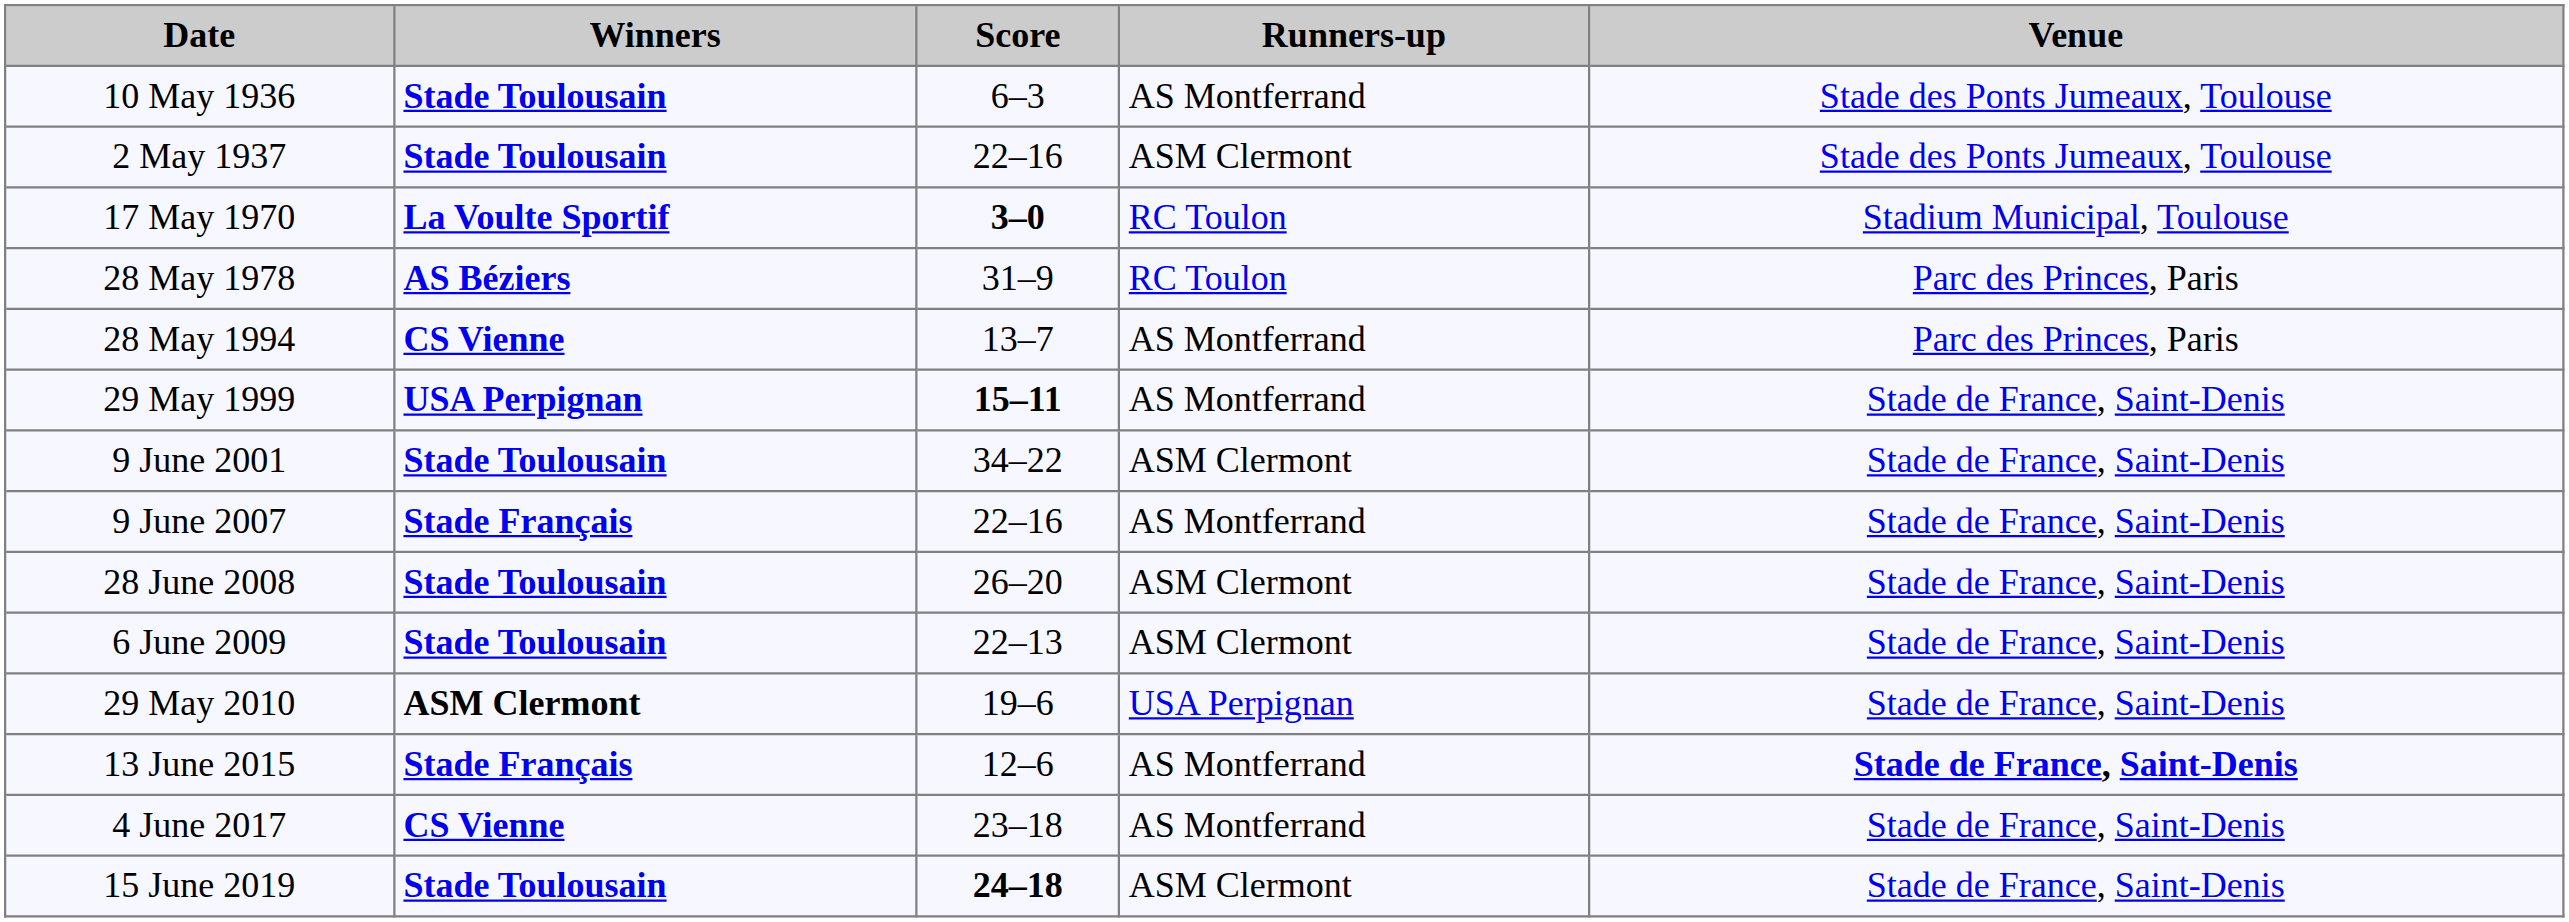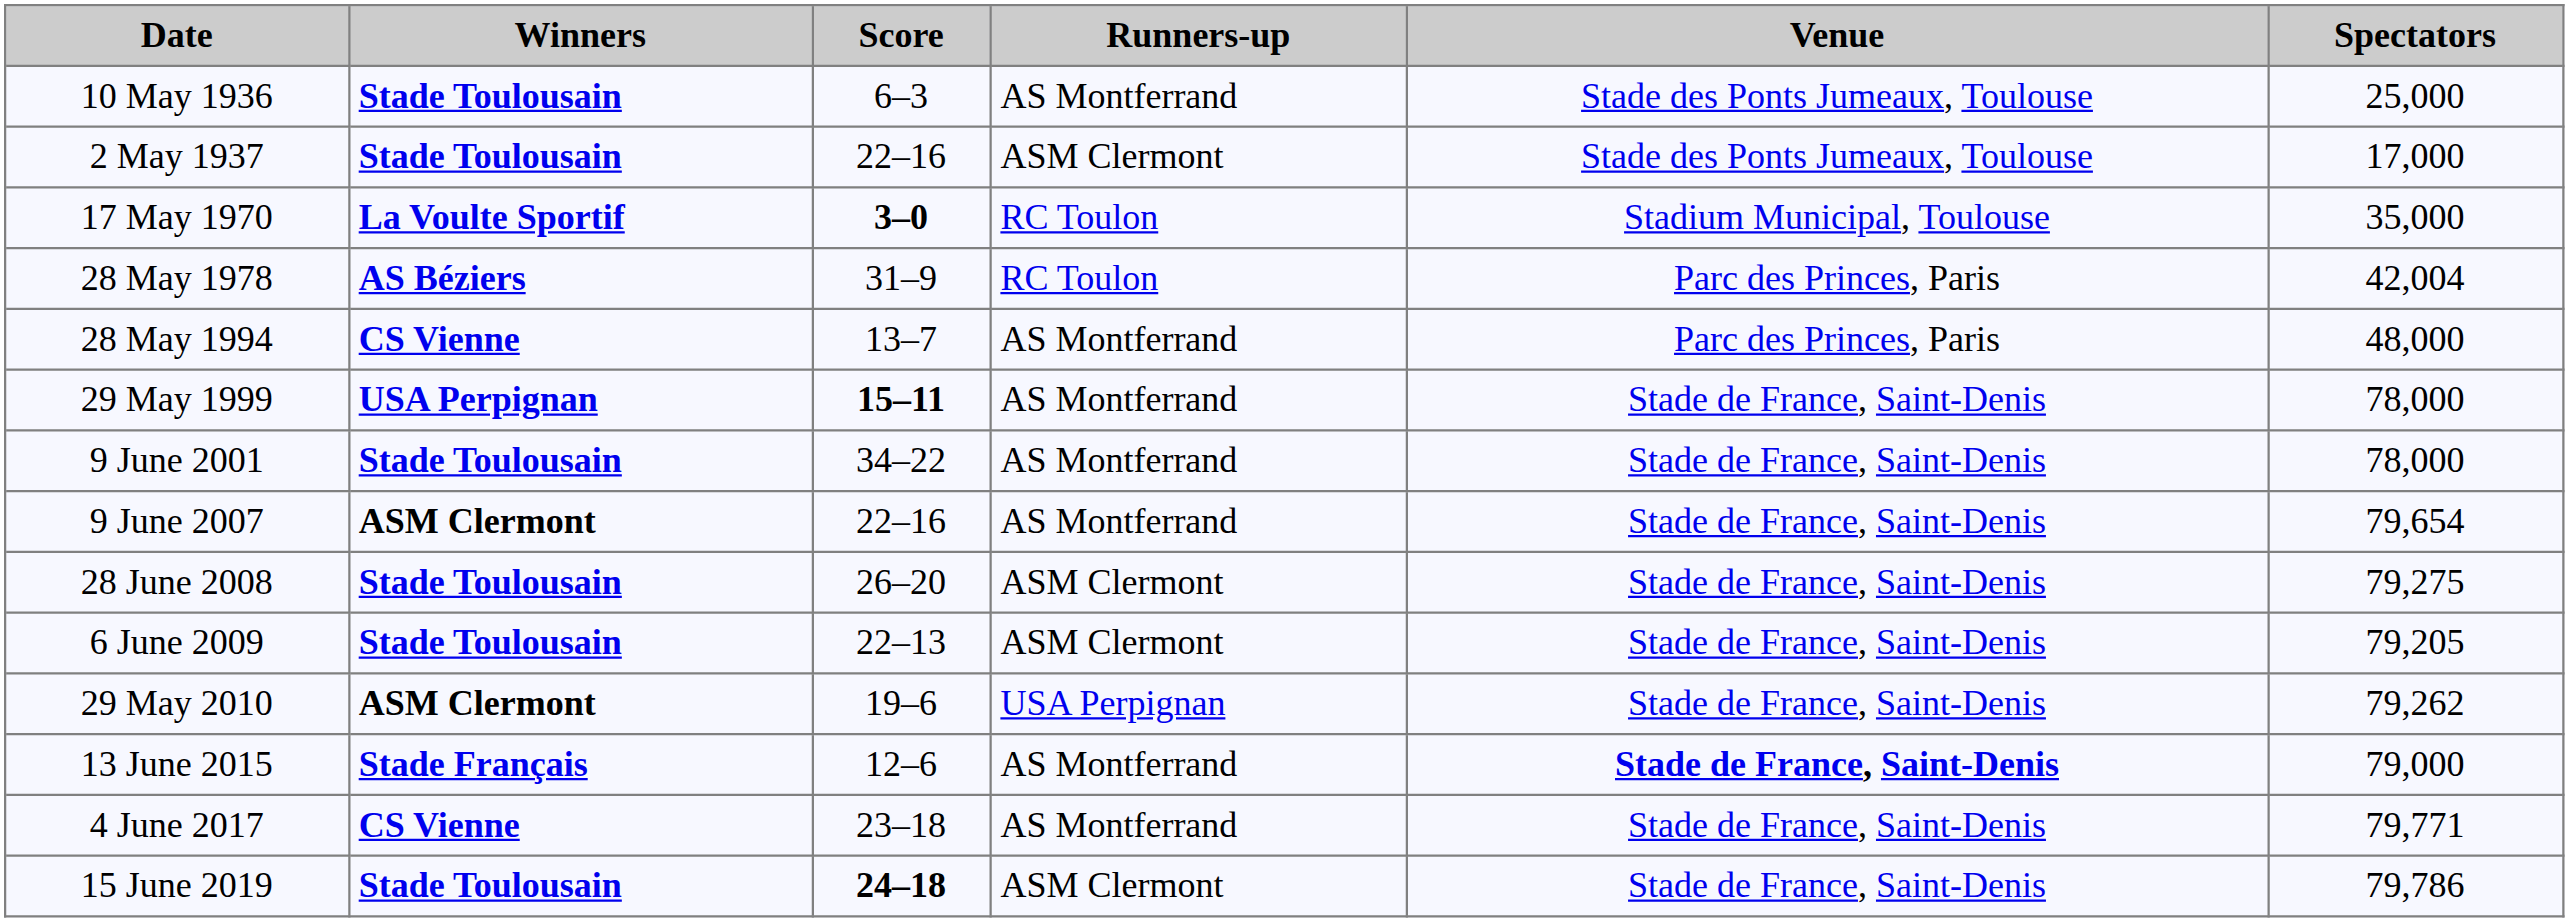+ column: (2415, 34)
(1240, 460) ASM Clermont -> (1119, 460) AS Montferrand
(518, 520) Stade Français -> (477, 520) ASM Clermont
